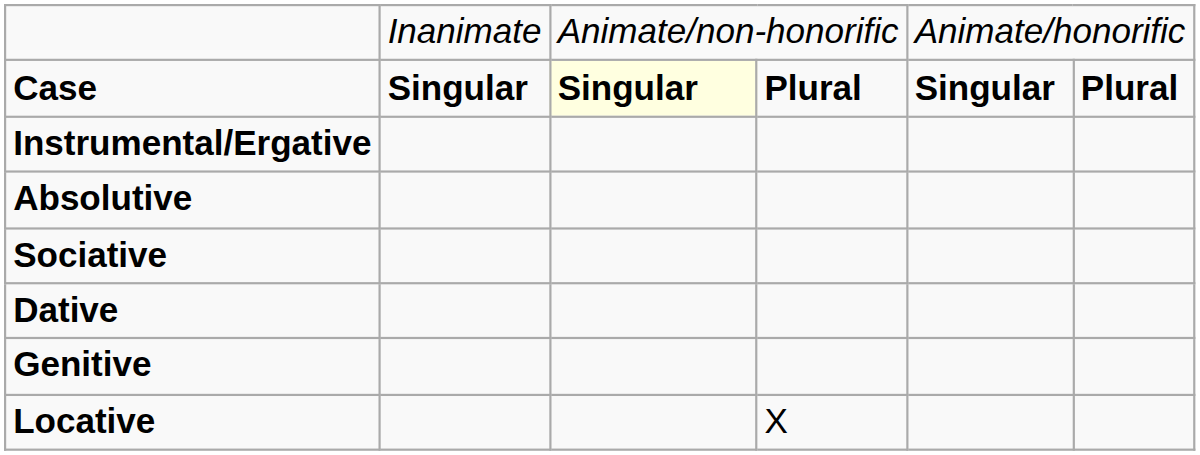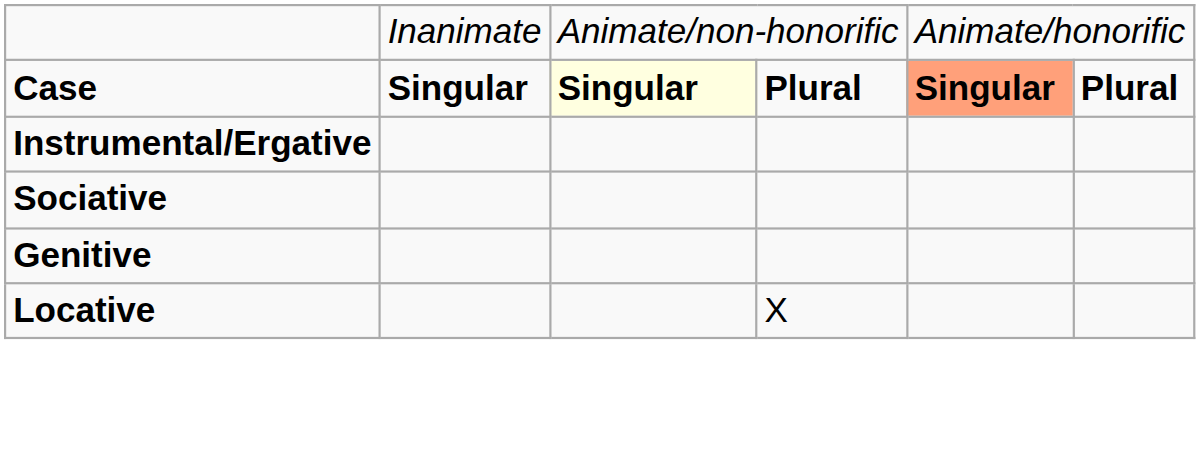(985, 87) no background -> (985, 87) lightsalmon background
- row: (103, 198)
- row: (66, 310)
